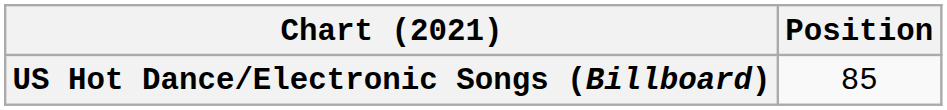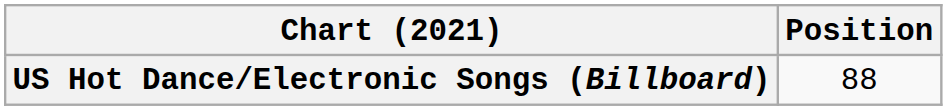(859, 81) 85 -> (859, 81) 88
